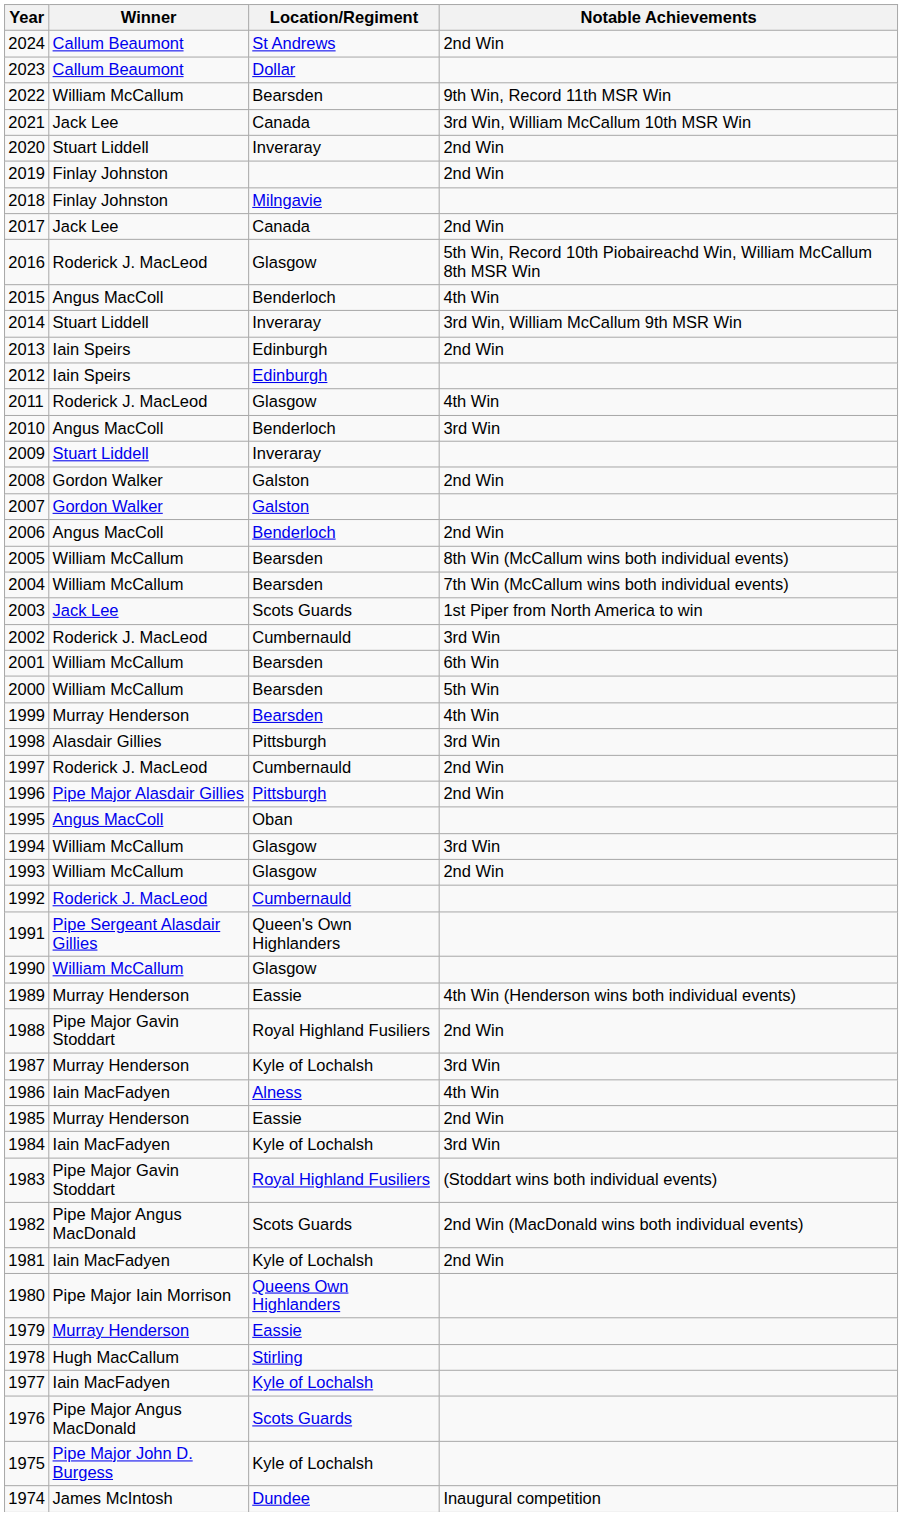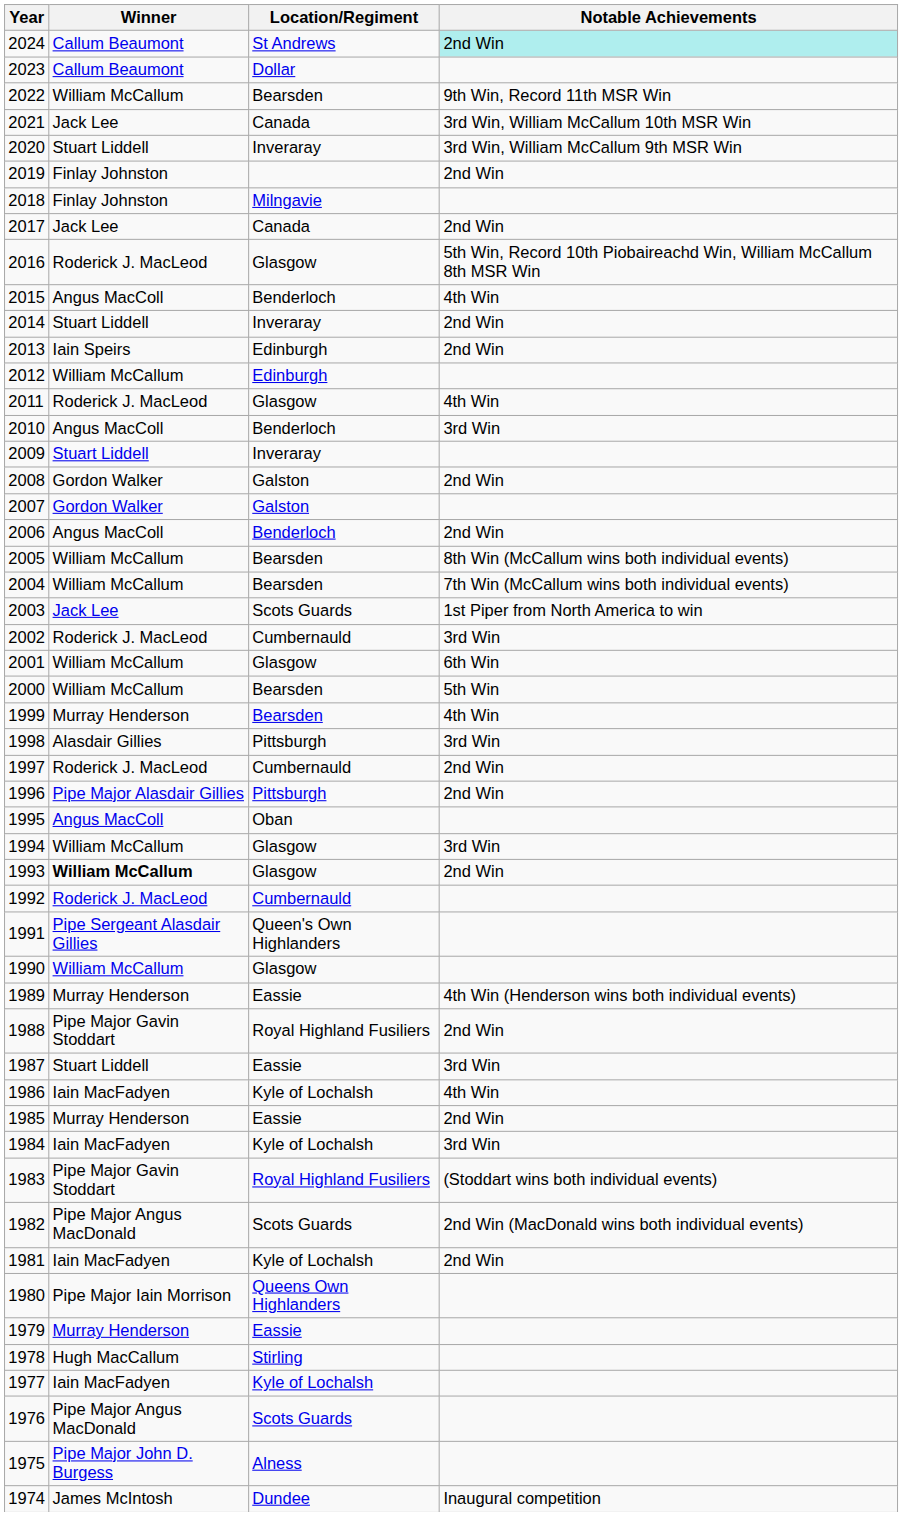(474, 43) no background -> (474, 43) paleturquoise background
(474, 148) 2nd Win -> (593, 148) 3rd Win, William McCallum 9th MSR Win
(593, 323) 3rd Win, William McCallum 9th MSR Win -> (474, 323) 2nd Win
(92, 375) Iain Speirs -> (118, 375) William McCallum
(288, 663) Bearsden -> (284, 663) Glasgow
(118, 872) normal -> (123, 872) bold
(121, 1066) Murray Henderson -> (101, 1066) Stuart Liddell
(313, 1066) Kyle of Lochalsh -> (277, 1066) Eassie
(277, 1092) Alness -> (313, 1092) Kyle of Lochalsh
(313, 1463) Kyle of Lochalsh -> (277, 1463) Alness
